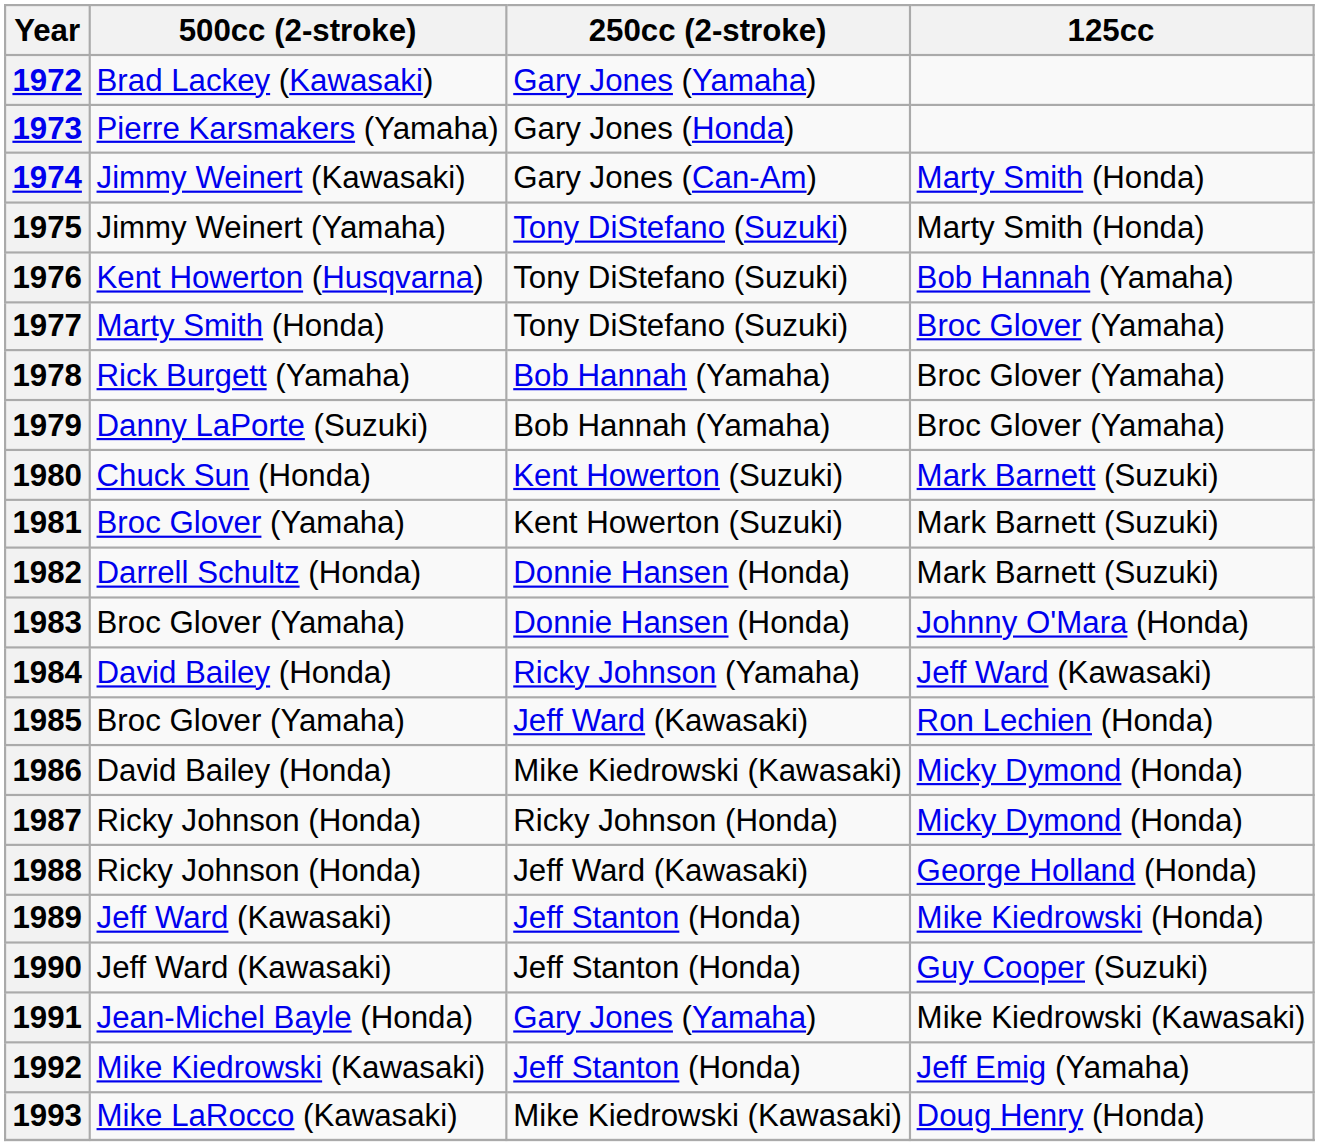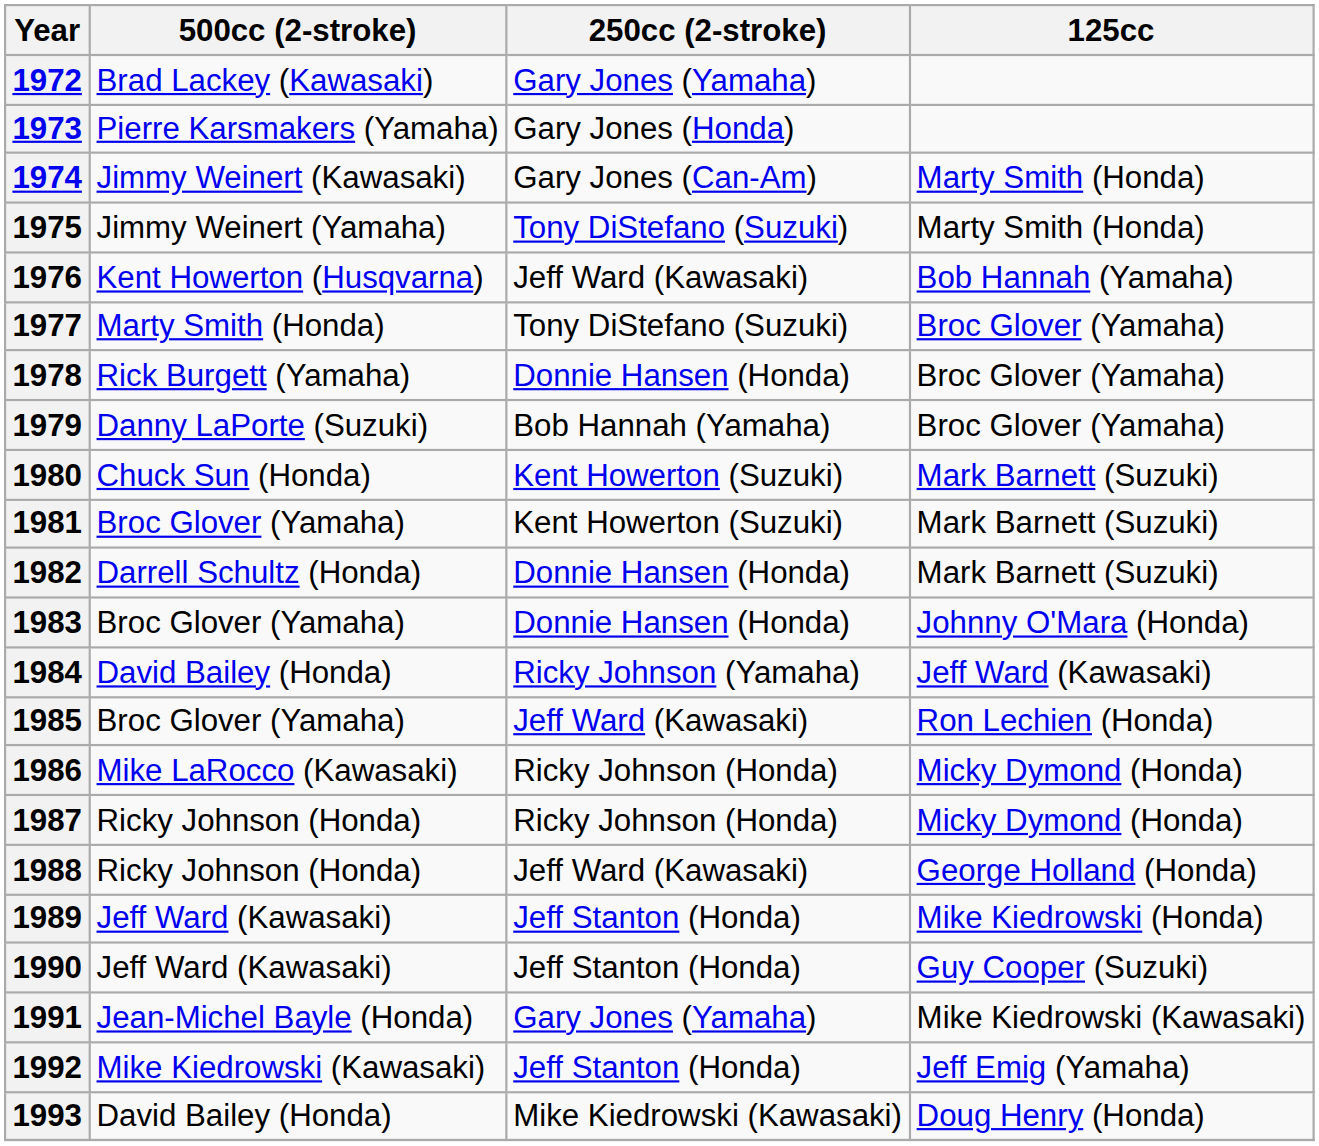(681, 277) Tony DiStefano (Suzuki) -> (661, 277) Jeff Ward (Kawasaki)
(672, 376) Bob Hannah (Yamaha) -> (682, 376) Donnie Hansen (Honda)
(244, 771) David Bailey (Honda) -> (277, 771) Mike LaRocco (Kawasaki)
(708, 771) Mike Kiedrowski (Kawasaki) -> (676, 771) Ricky Johnson (Honda)
(277, 1116) Mike LaRocco (Kawasaki) -> (244, 1116) David Bailey (Honda)
